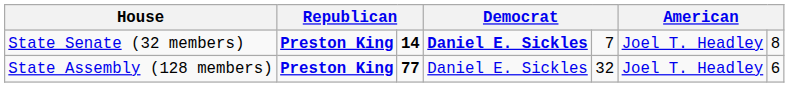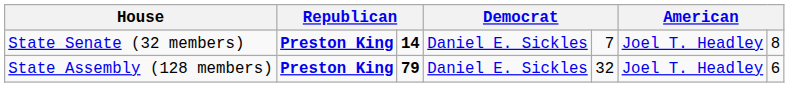(508, 43) bold -> (508, 43) normal
(410, 69) 77 -> (410, 69) 79
